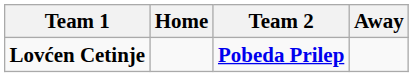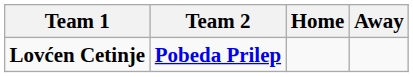columns swapped: (281, 21) <-> (182, 21)
